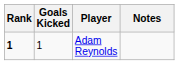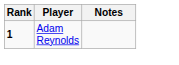- column: (53, 19)
